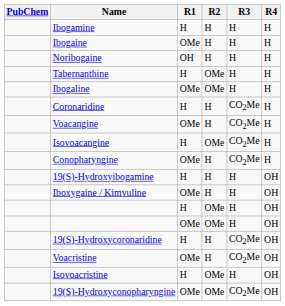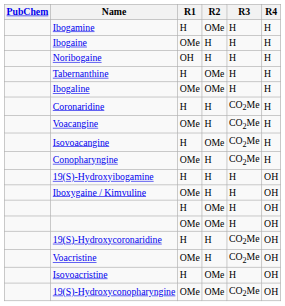(208, 27) H -> (214, 27) OMe
